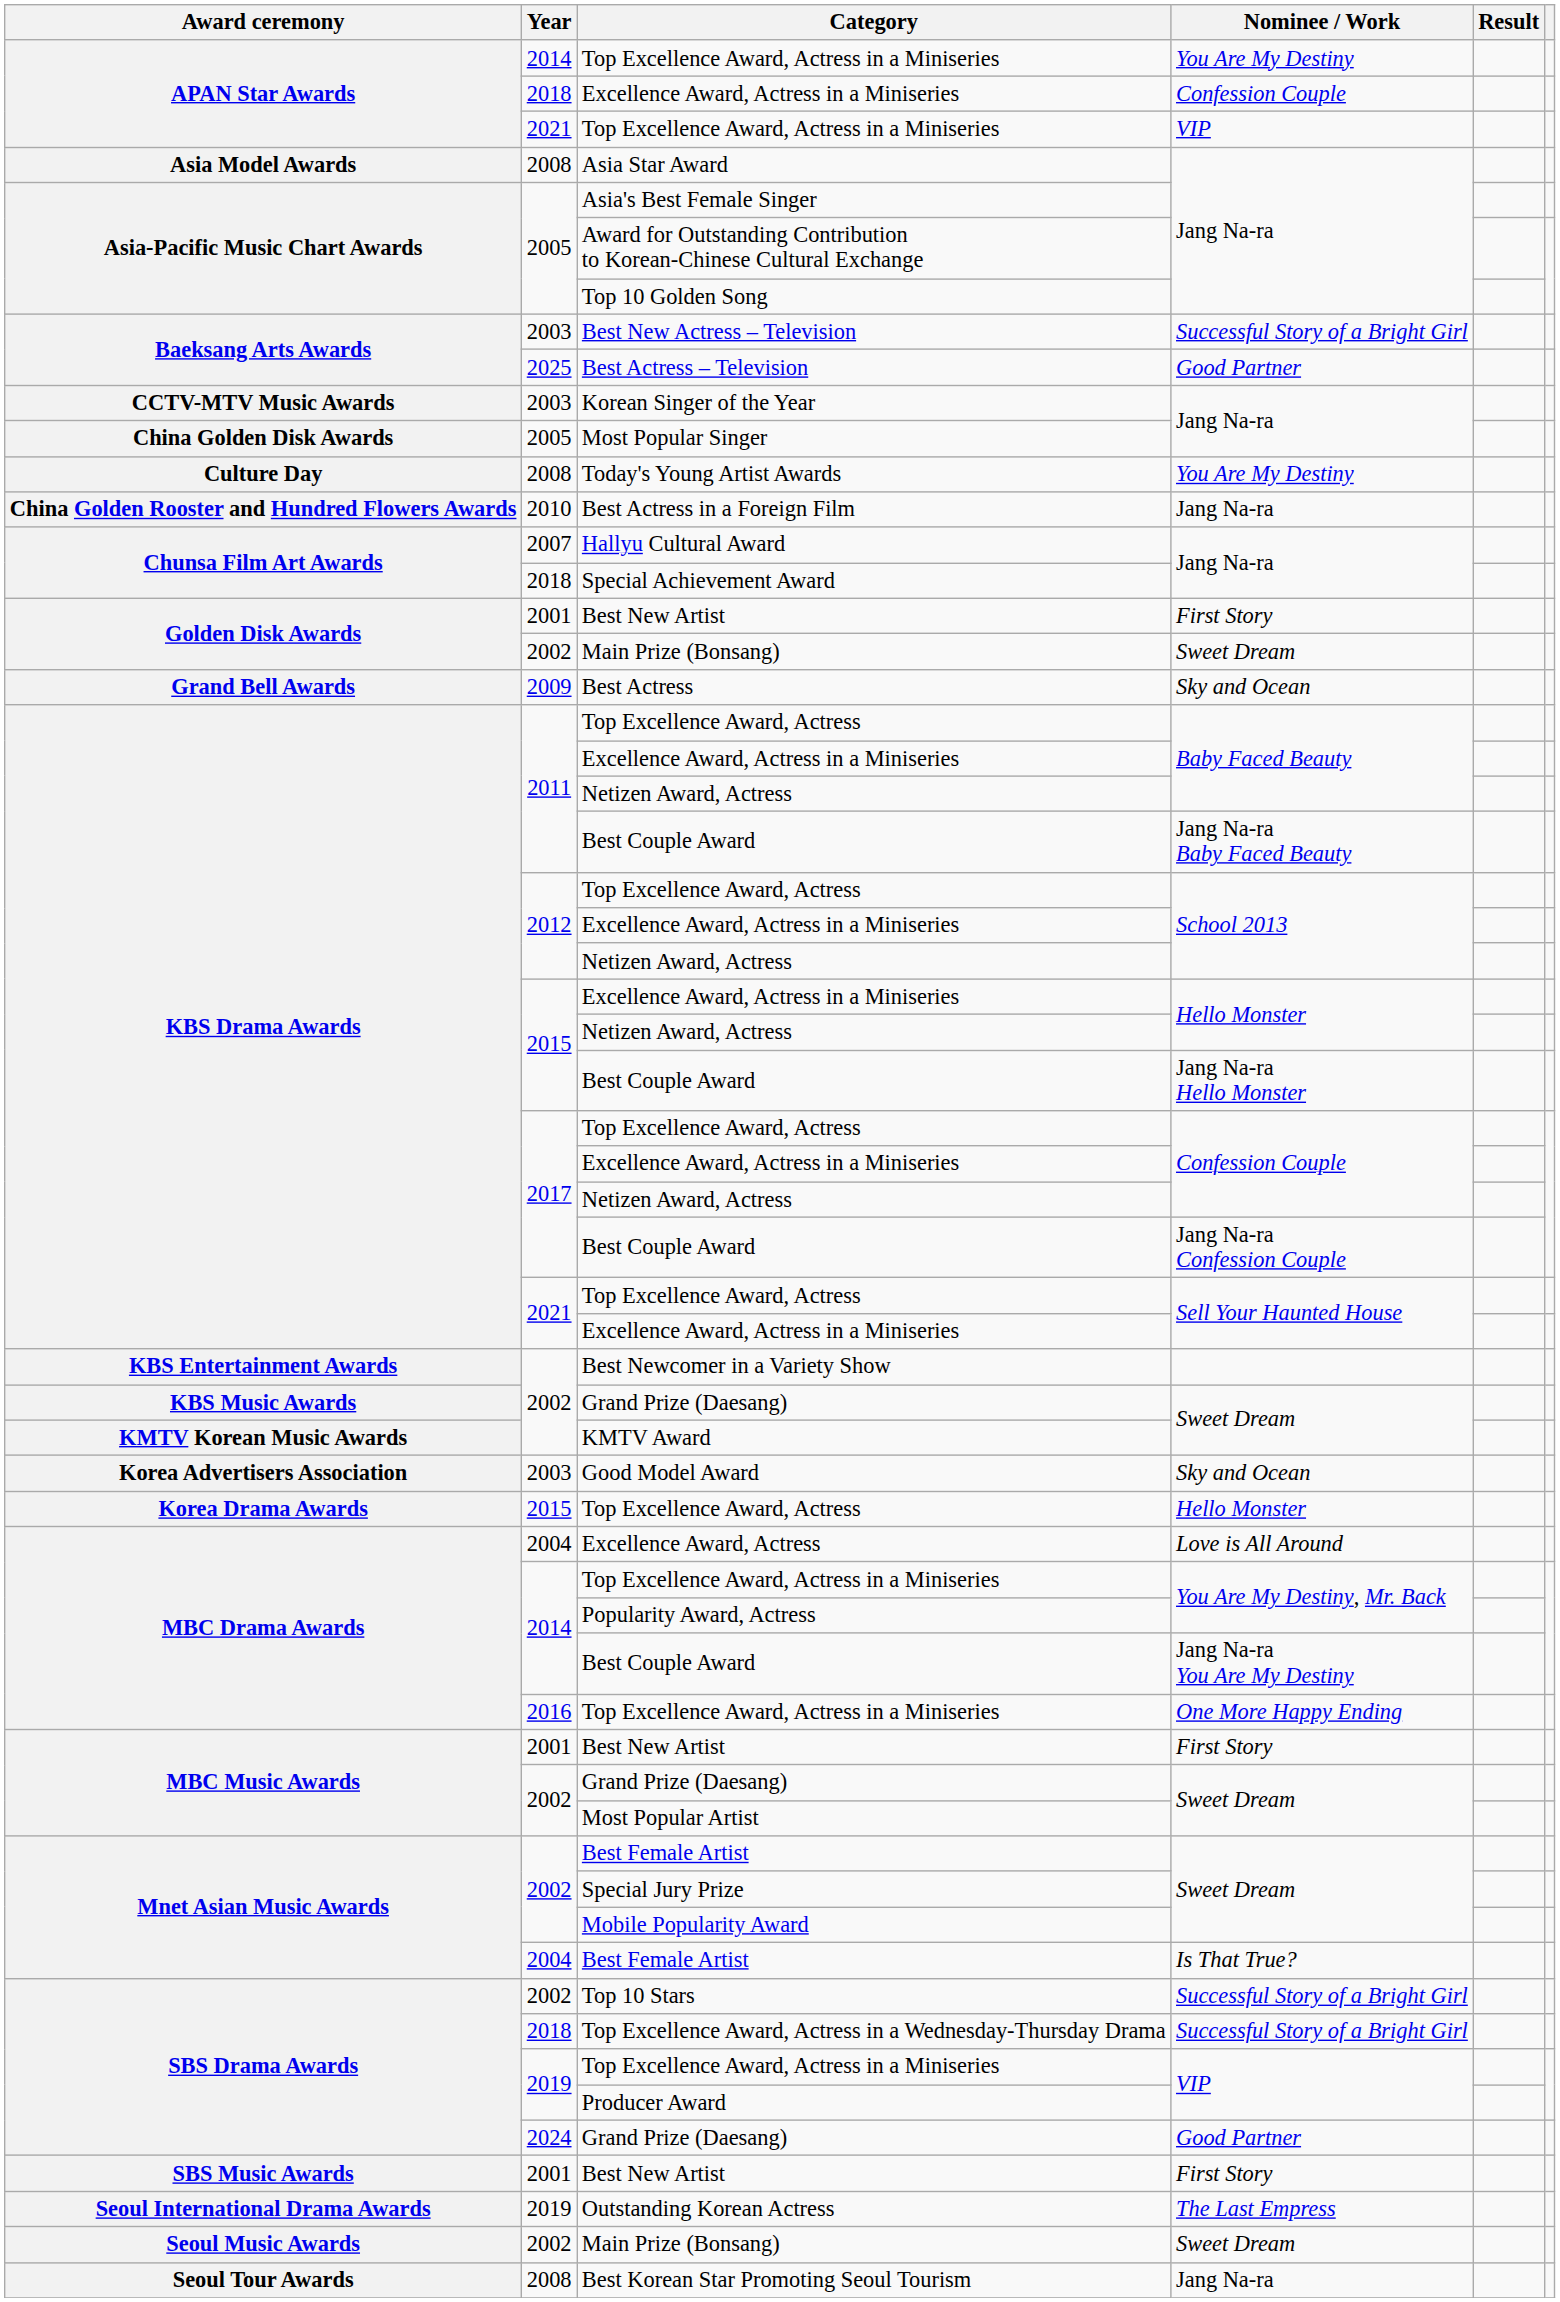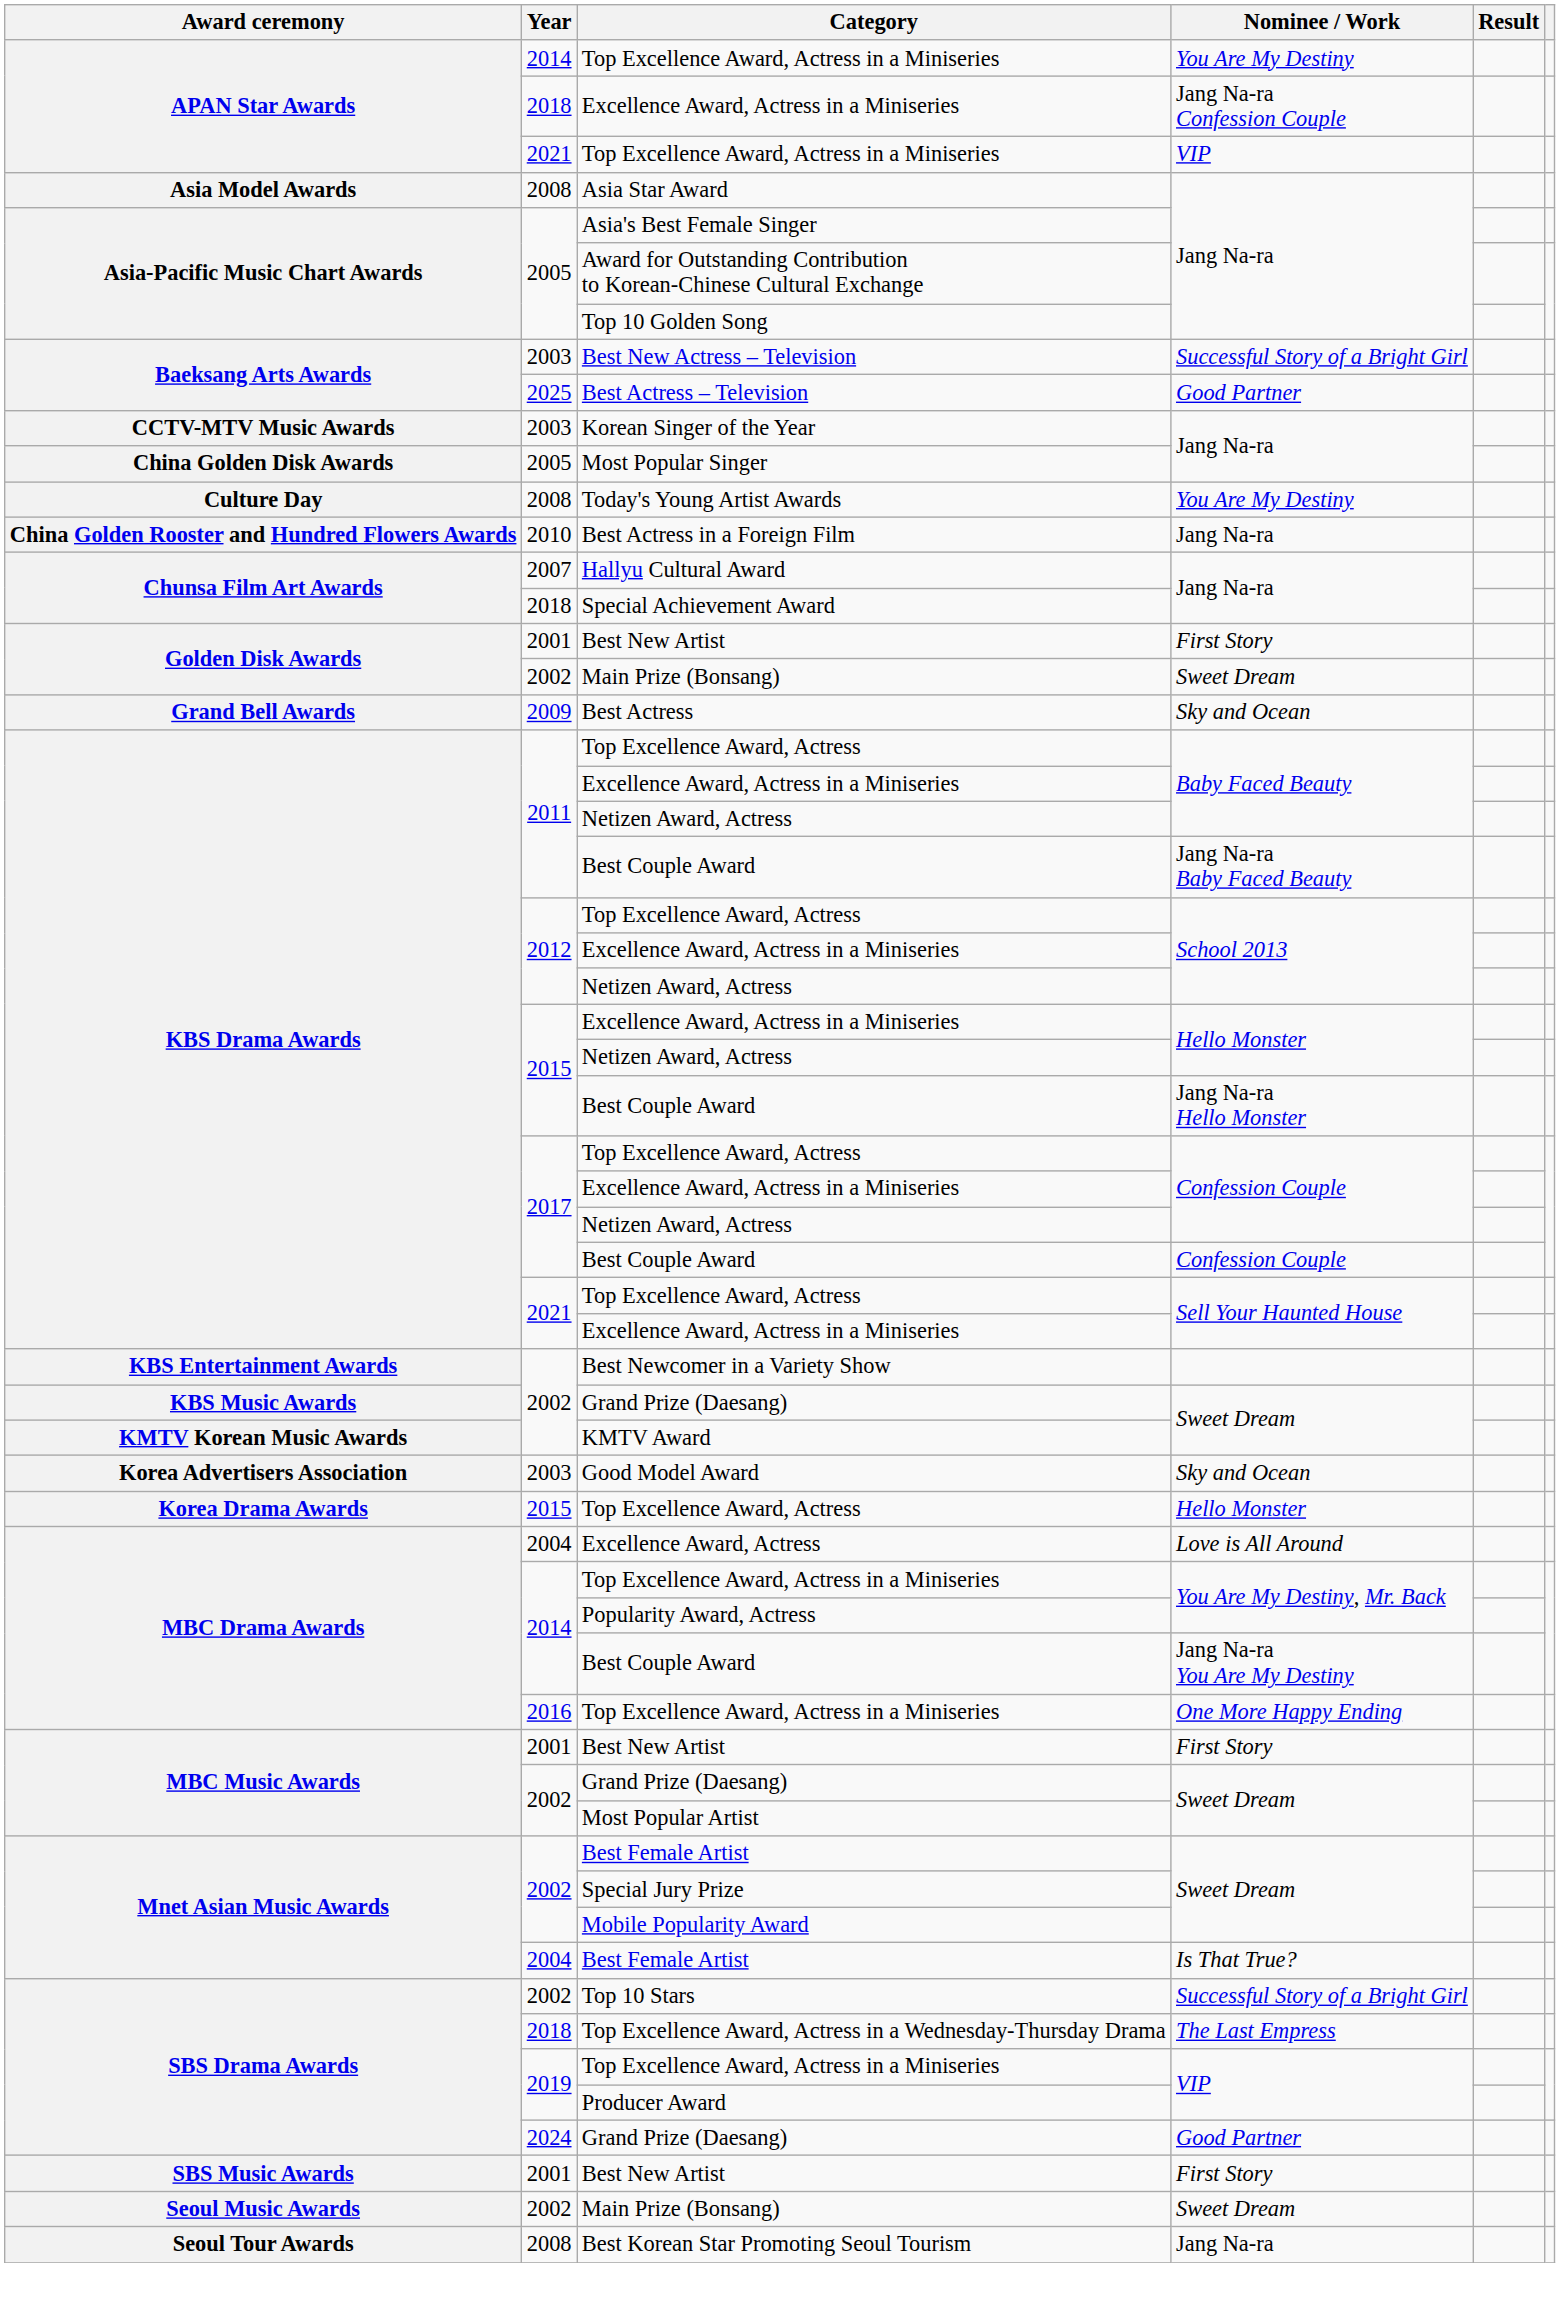(1261, 93) Confession Couple -> (1261, 105) Jang Na-ra Confession Couple
(1261, 1247) Jang Na-ra Confession Couple -> (1261, 1259) Confession Couple
(1322, 2031) Successful Story of a Bright Girl -> (1256, 2031) The Last Empress
- row: (549, 2208)
